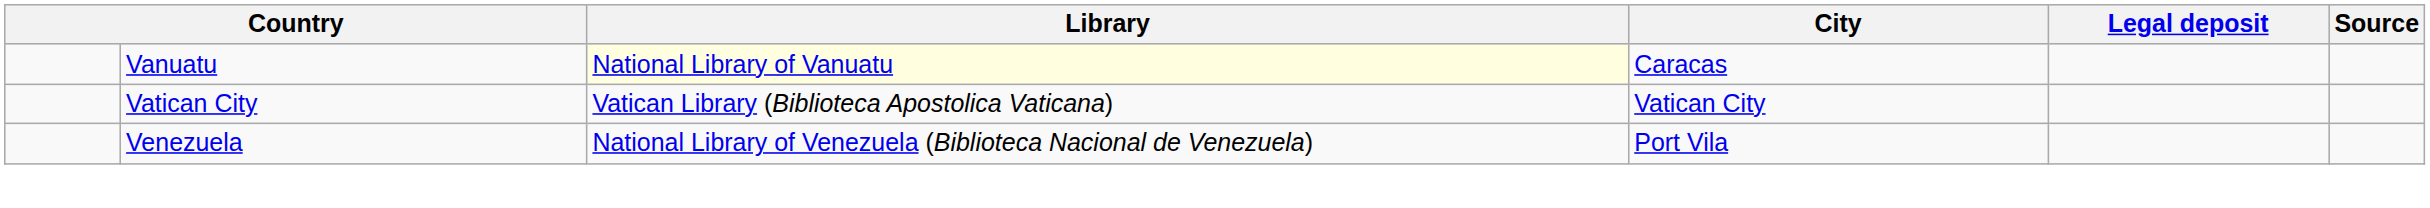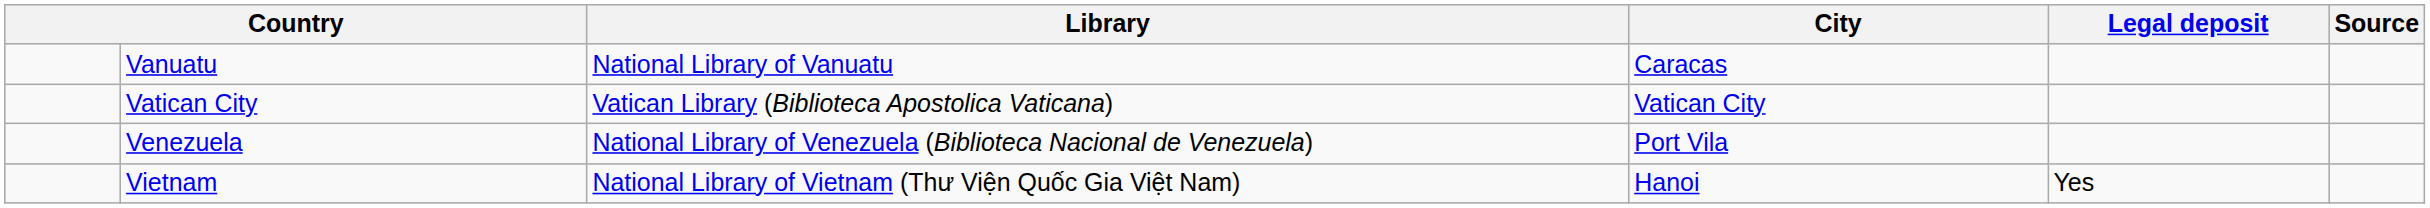(743, 63) lightyellow background -> (743, 63) no background
+ row: (172, 182)
